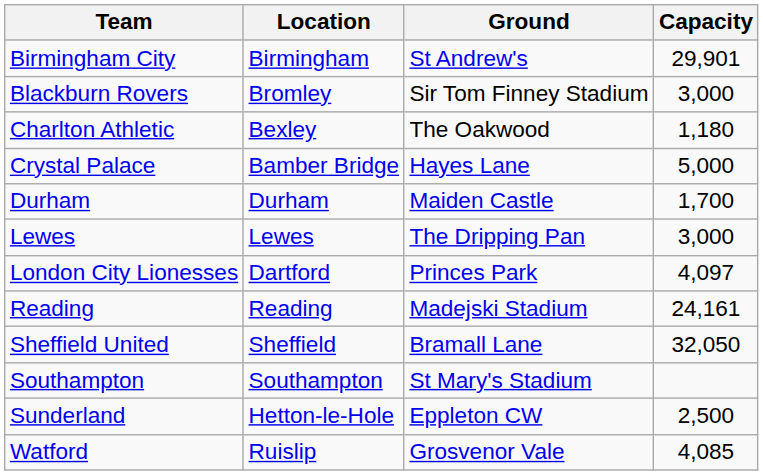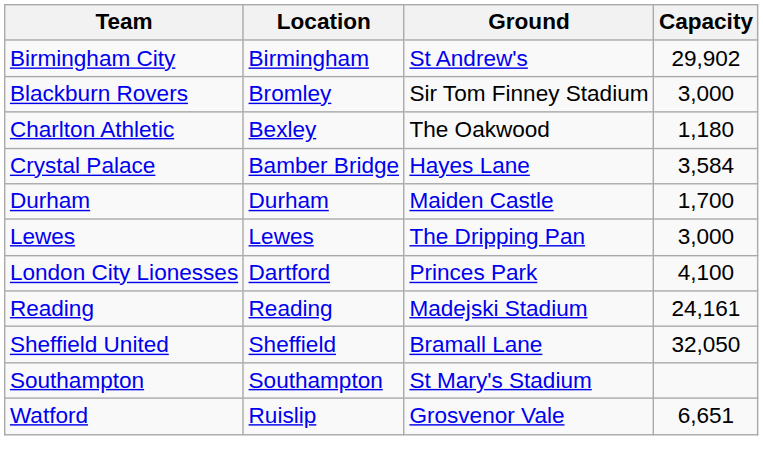(706, 58) 29,901 -> (706, 58) 29,902
(706, 165) 5,000 -> (706, 165) 3,584
(706, 272) 4,097 -> (706, 272) 4,100
- row: (68, 415)
(706, 451) 4,085 -> (706, 415) 6,651
